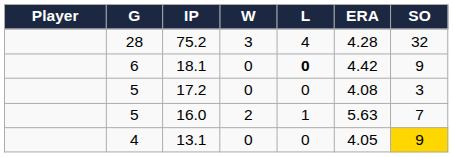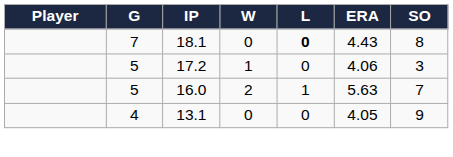- row: (191, 41)
(134, 66) 6 -> (134, 41) 7
(362, 66) 4.42 -> (362, 41) 4.43
(420, 66) 9 -> (420, 41) 8
(248, 90) 0 -> (248, 66) 1
(362, 90) 4.08 -> (362, 66) 4.06
(420, 139) gold background -> (420, 115) no background
